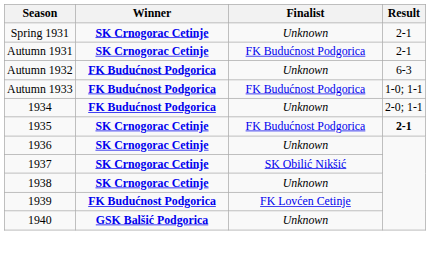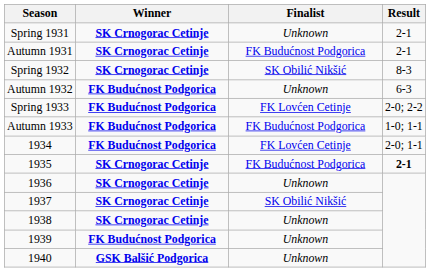+ row: (40, 70)
+ row: (40, 107)
(305, 107) Unknown -> (305, 145) FK Lovćen Cetinje
(305, 201) FK Lovćen Cetinje -> (305, 239) Unknown
